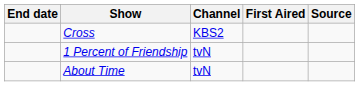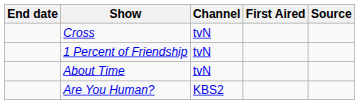(208, 33) KBS2 -> (202, 33) tvN
+ row: (109, 90)
